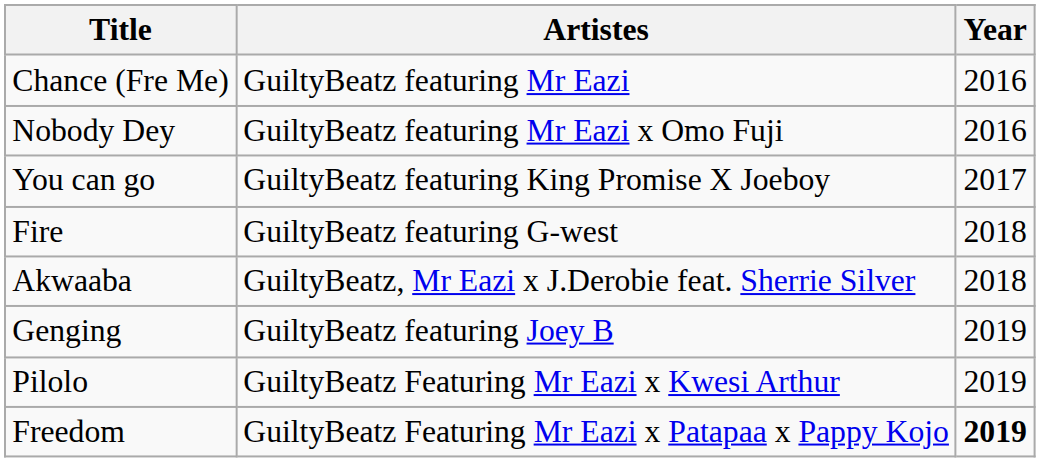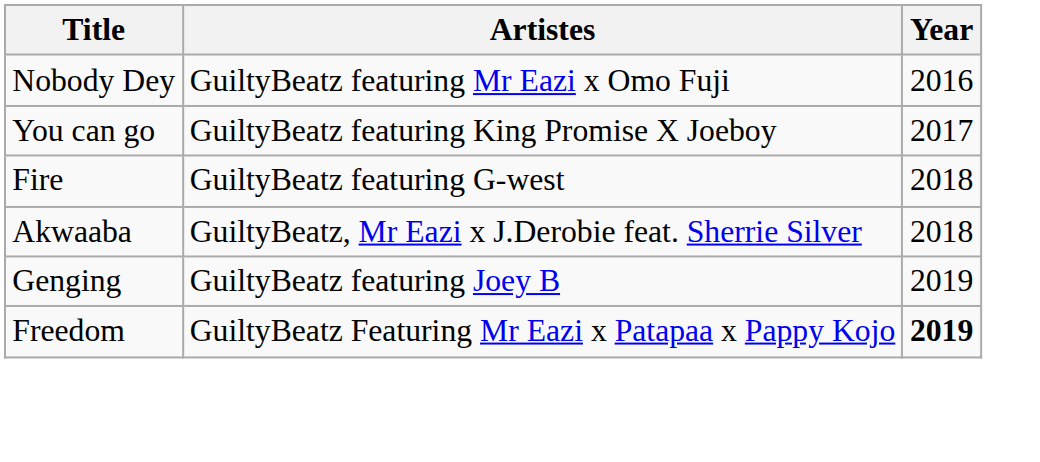- row: (120, 79)
- row: (50, 381)
